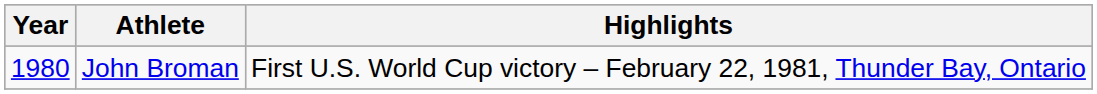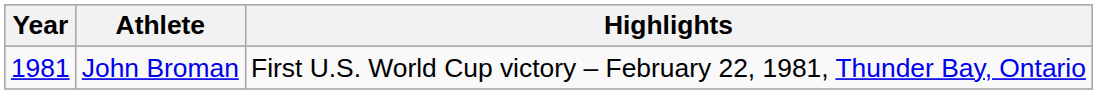(40, 67) 1980 -> (40, 67) 1981
